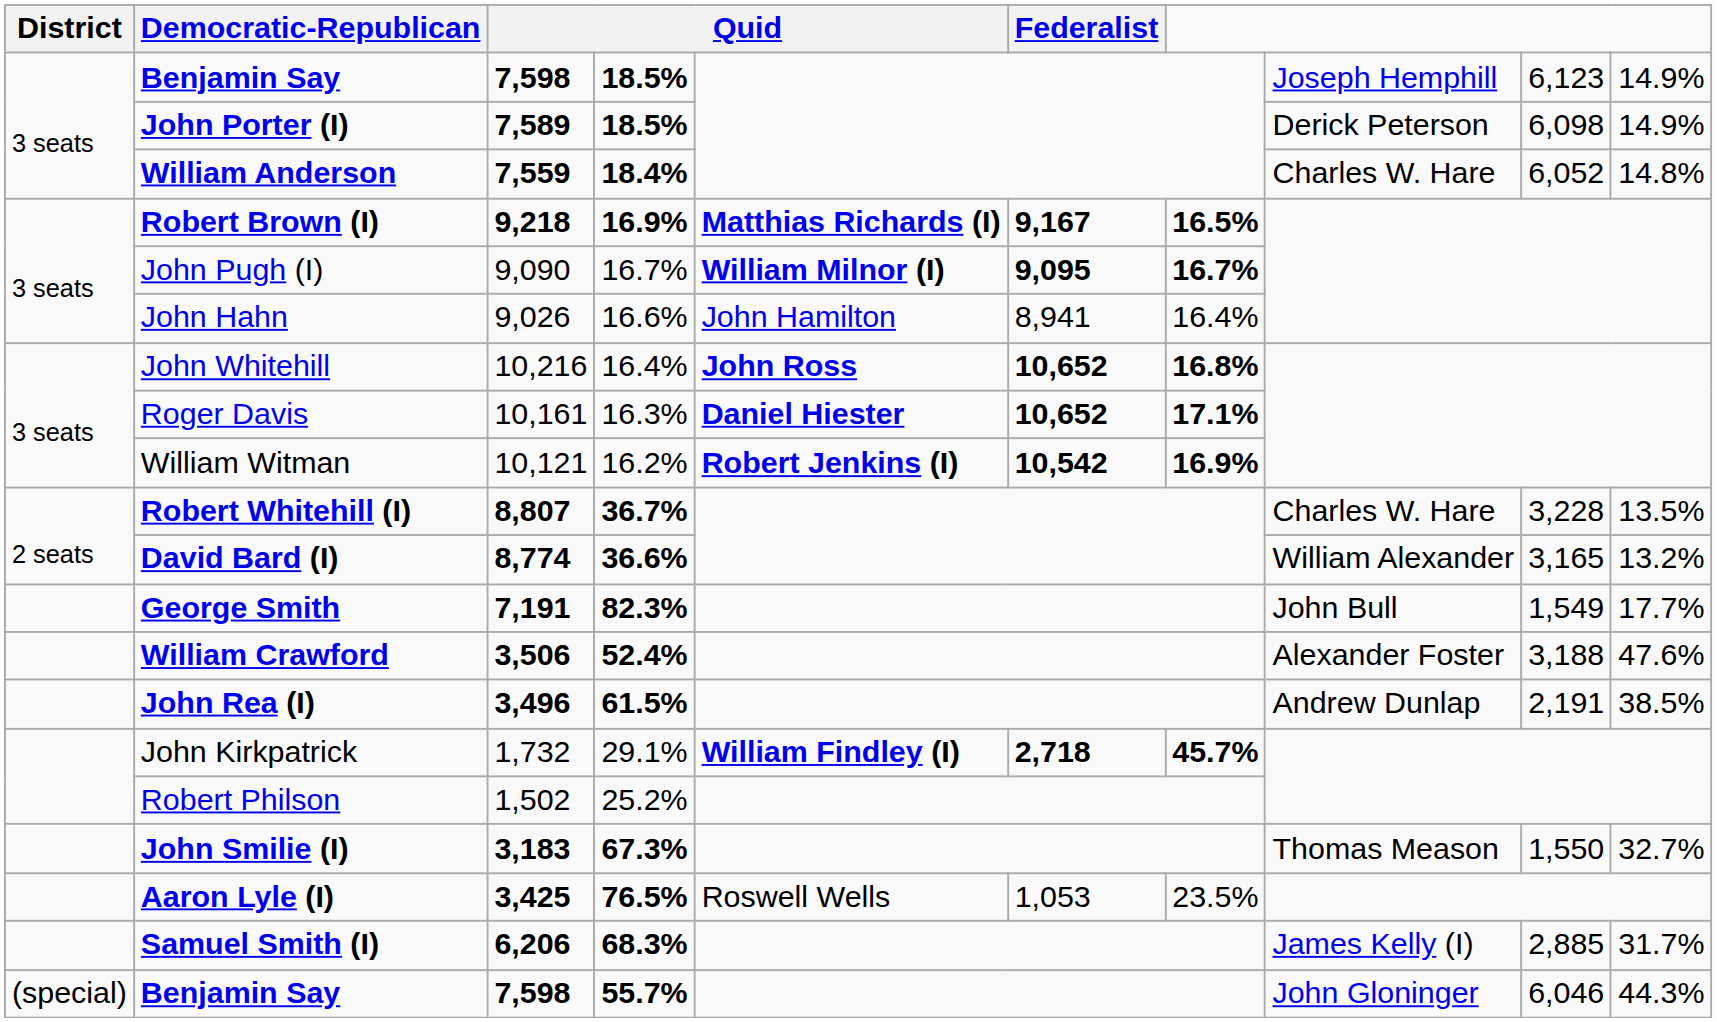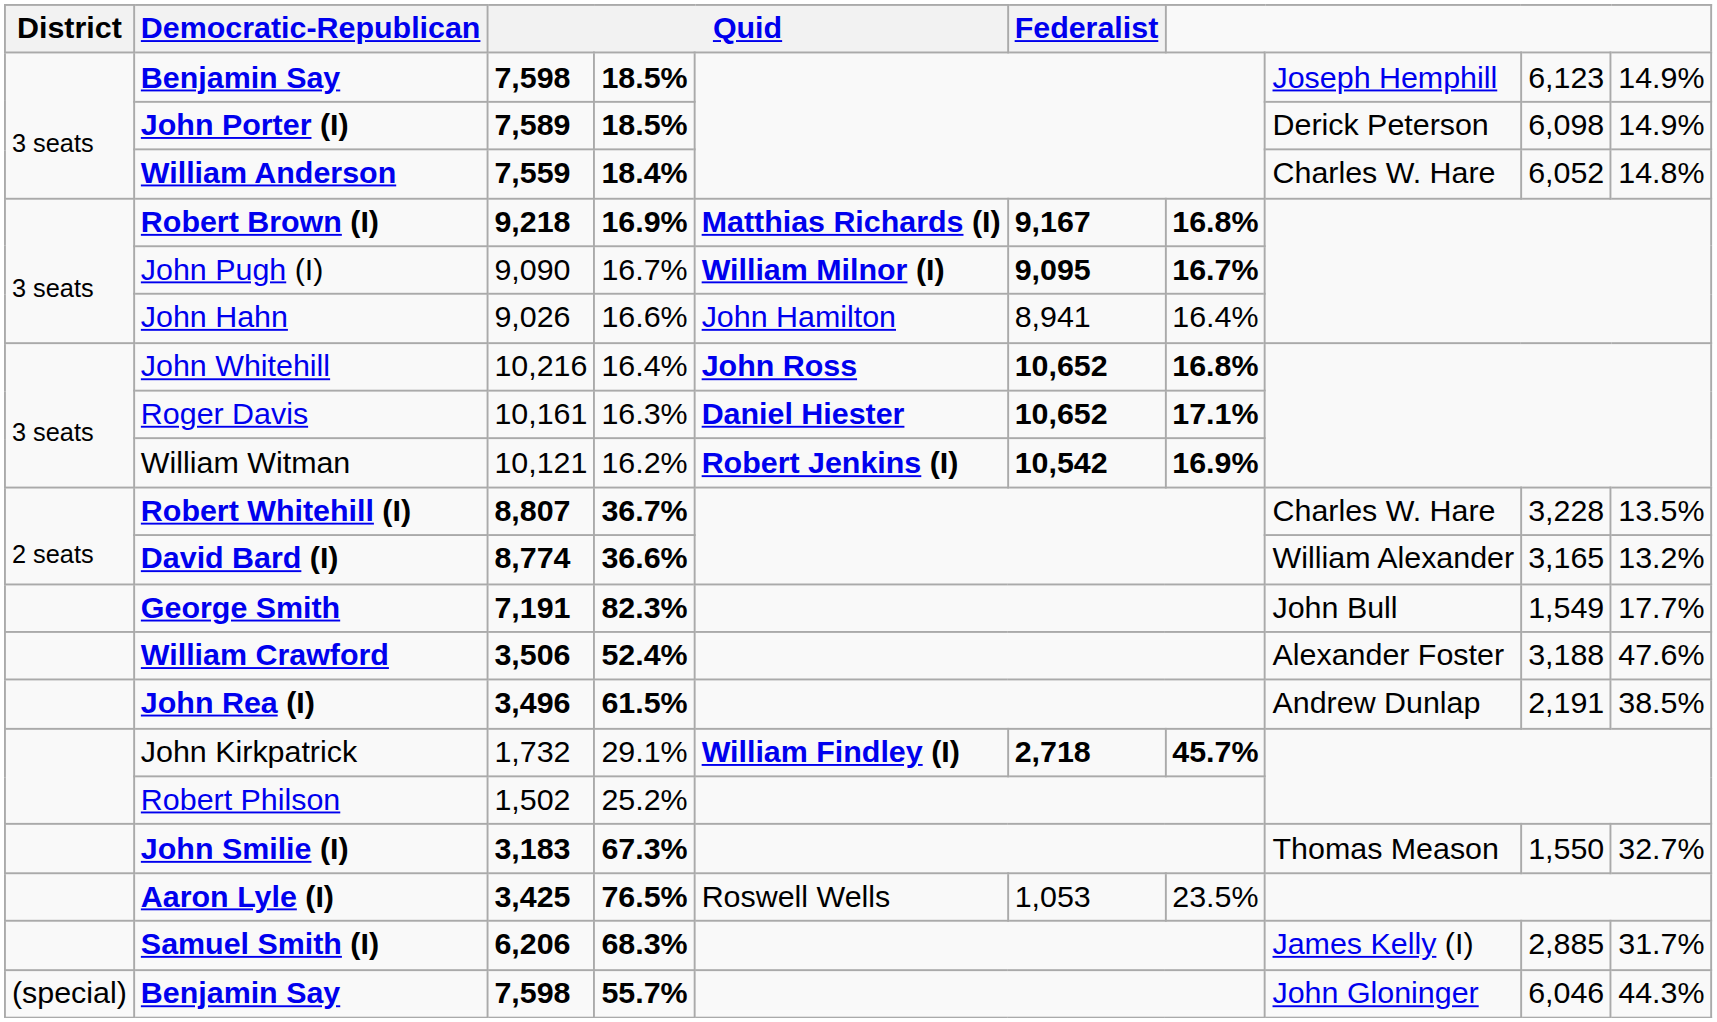(1215, 221) 16.5% -> (1215, 221) 16.8%
